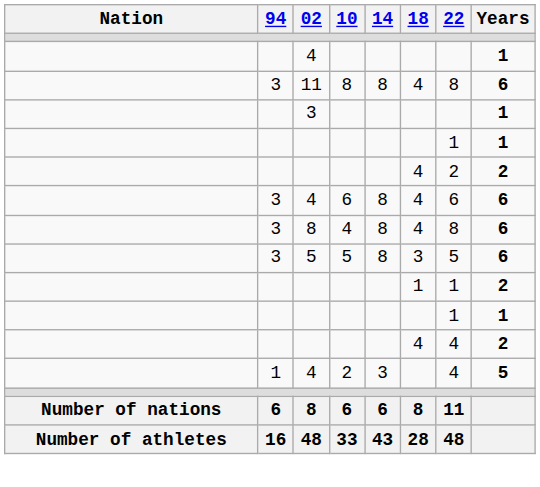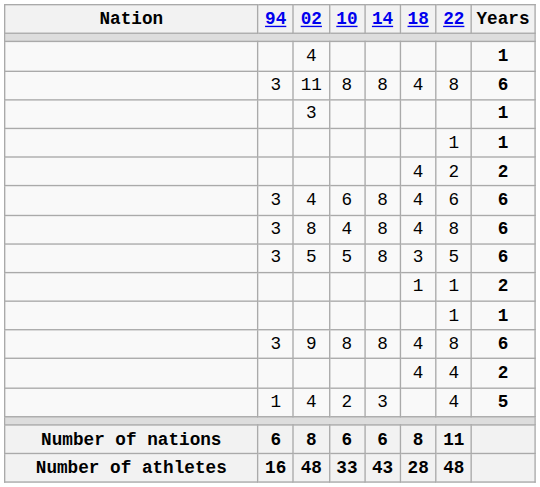+ row: (311, 344)
